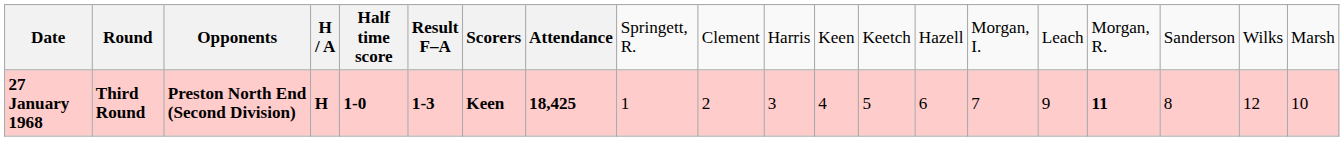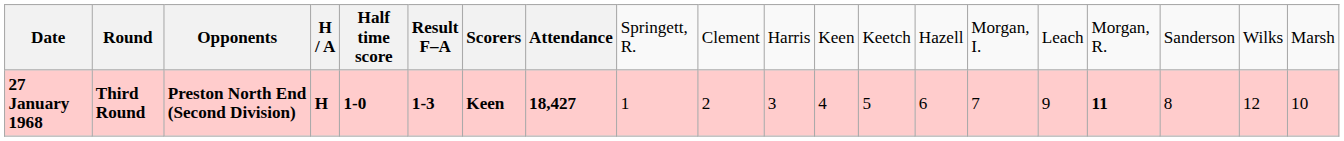(553, 103) 18,425 -> (553, 103) 18,427
